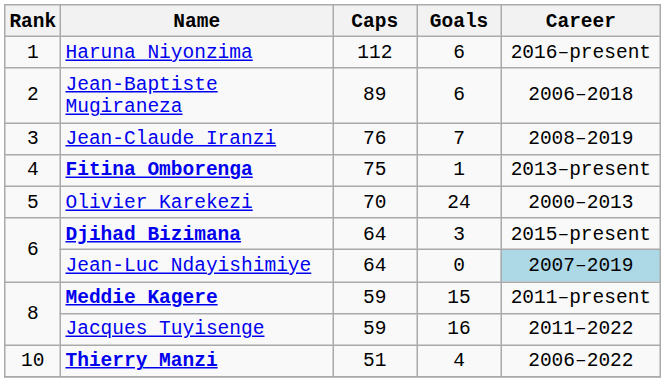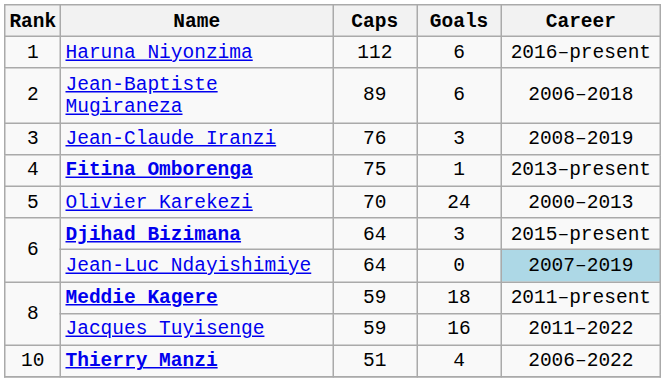(459, 138) 7 -> (459, 138) 3
(459, 297) 15 -> (459, 297) 18
